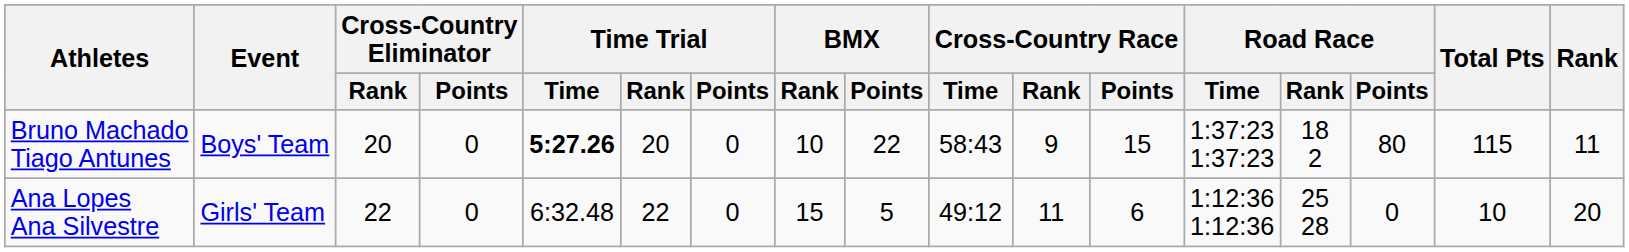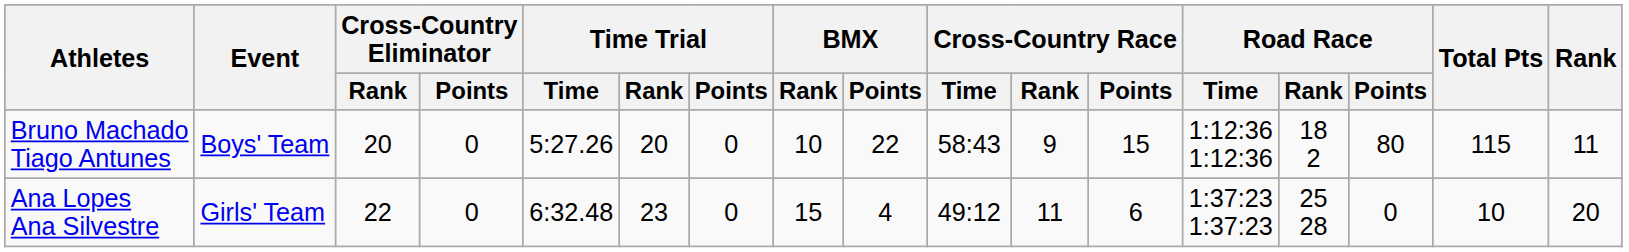(572, 145) bold -> (571, 145) normal
(1232, 145) 1:37:23 1:37:23 -> (1231, 145) 1:12:36 1:12:36
(655, 212) 22 -> (654, 212) 23
(887, 212) 5 -> (885, 212) 4
(1232, 212) 1:12:36 1:12:36 -> (1231, 212) 1:37:23 1:37:23
